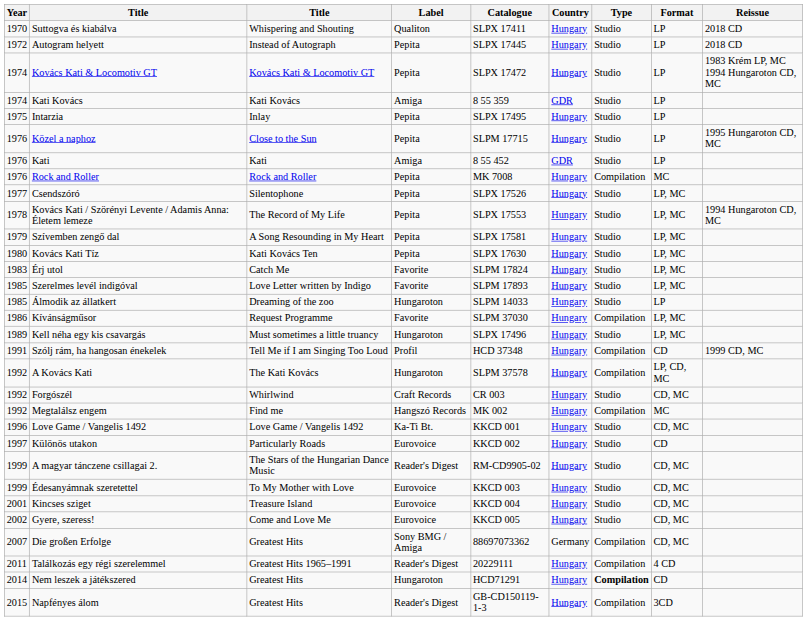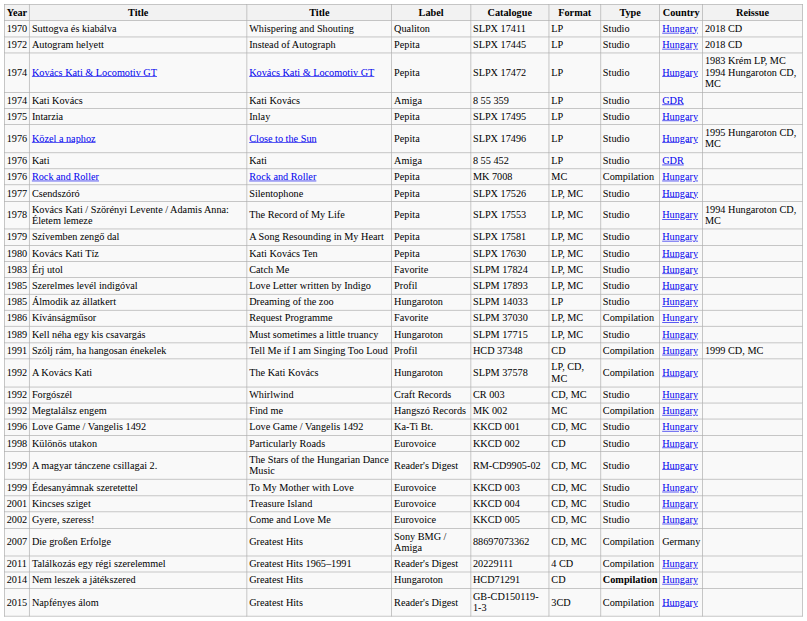columns swapped: (677, 12) <-> (570, 12)
(500, 138) SLPM 17715 -> (500, 138) SLPX 17496
(411, 286) Favorite -> (406, 286) Profil
(500, 334) SLPX 17496 -> (500, 334) SLPM 17715
(17, 443) 1997 -> (17, 443) 1998
